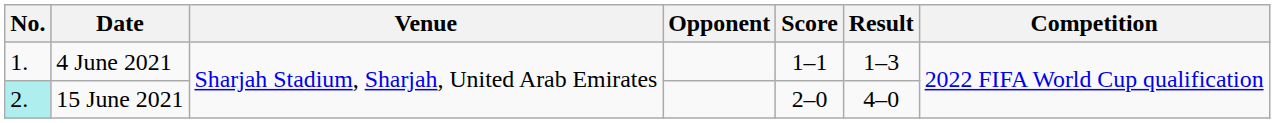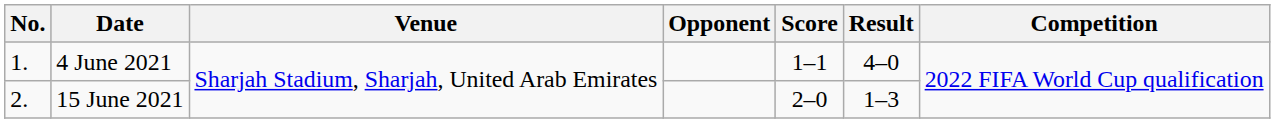(881, 61) 1–3 -> (881, 61) 4–0
(19, 99) paleturquoise background -> (19, 99) no background
(881, 99) 4–0 -> (881, 99) 1–3
